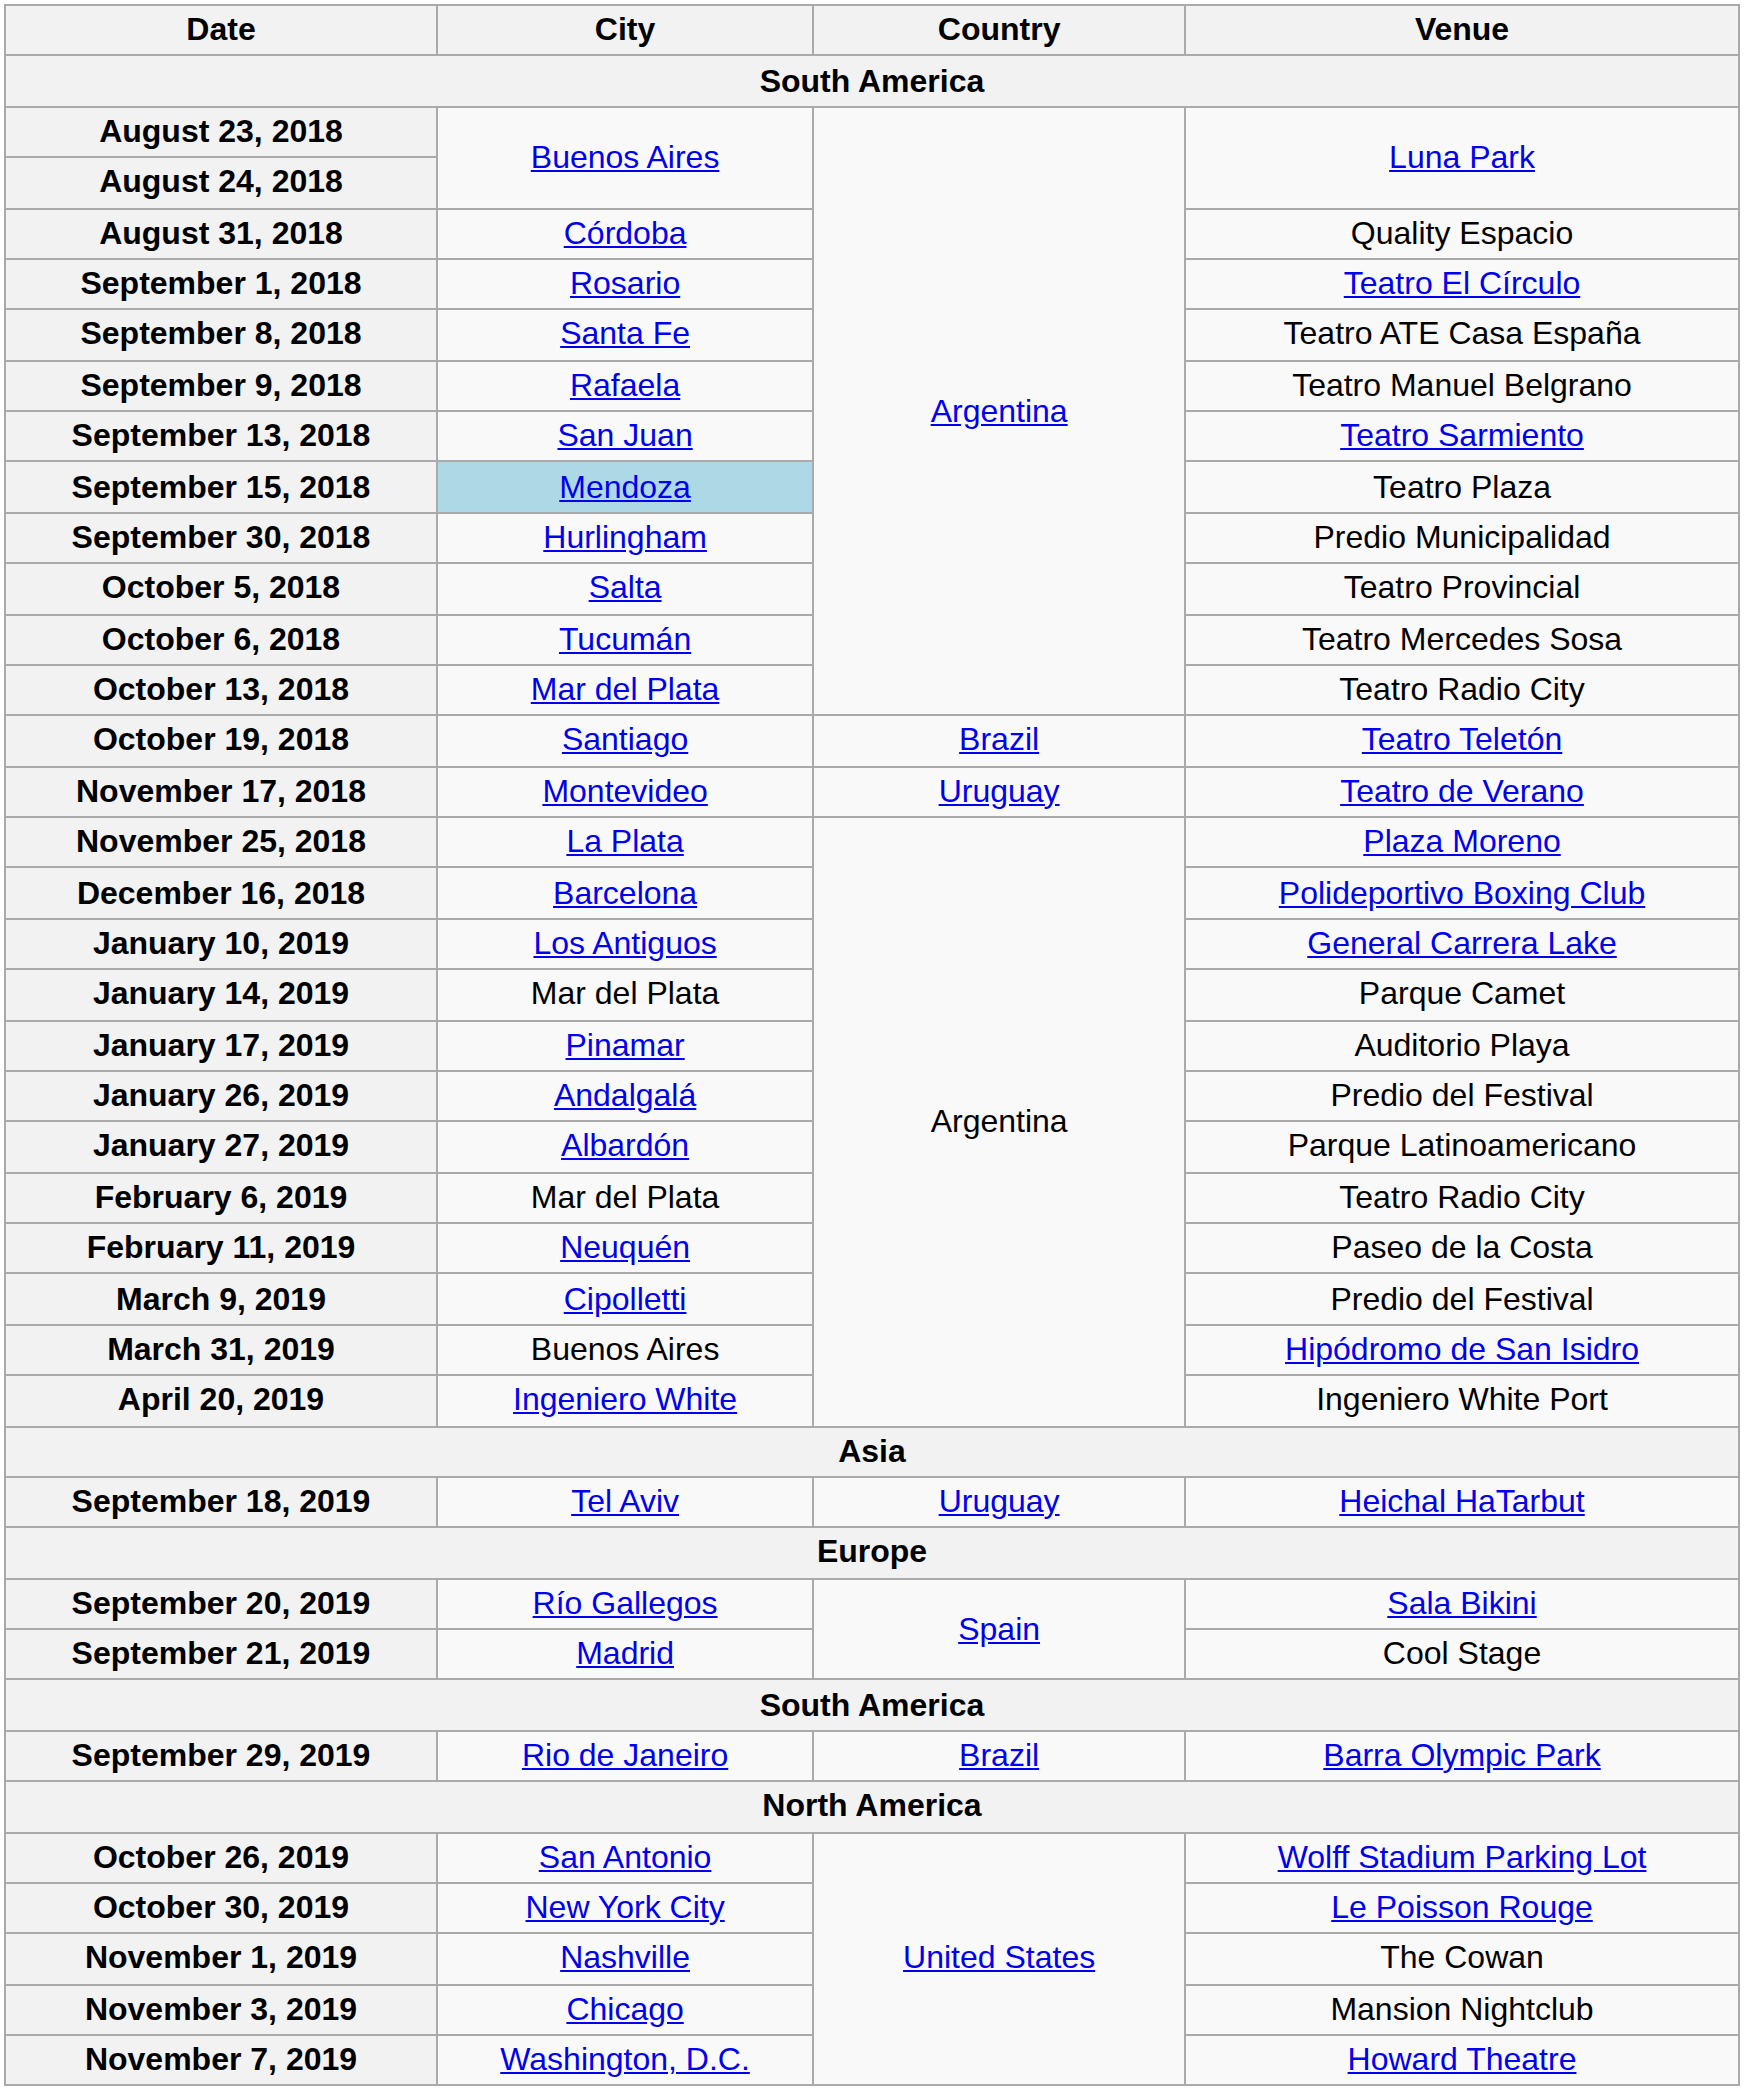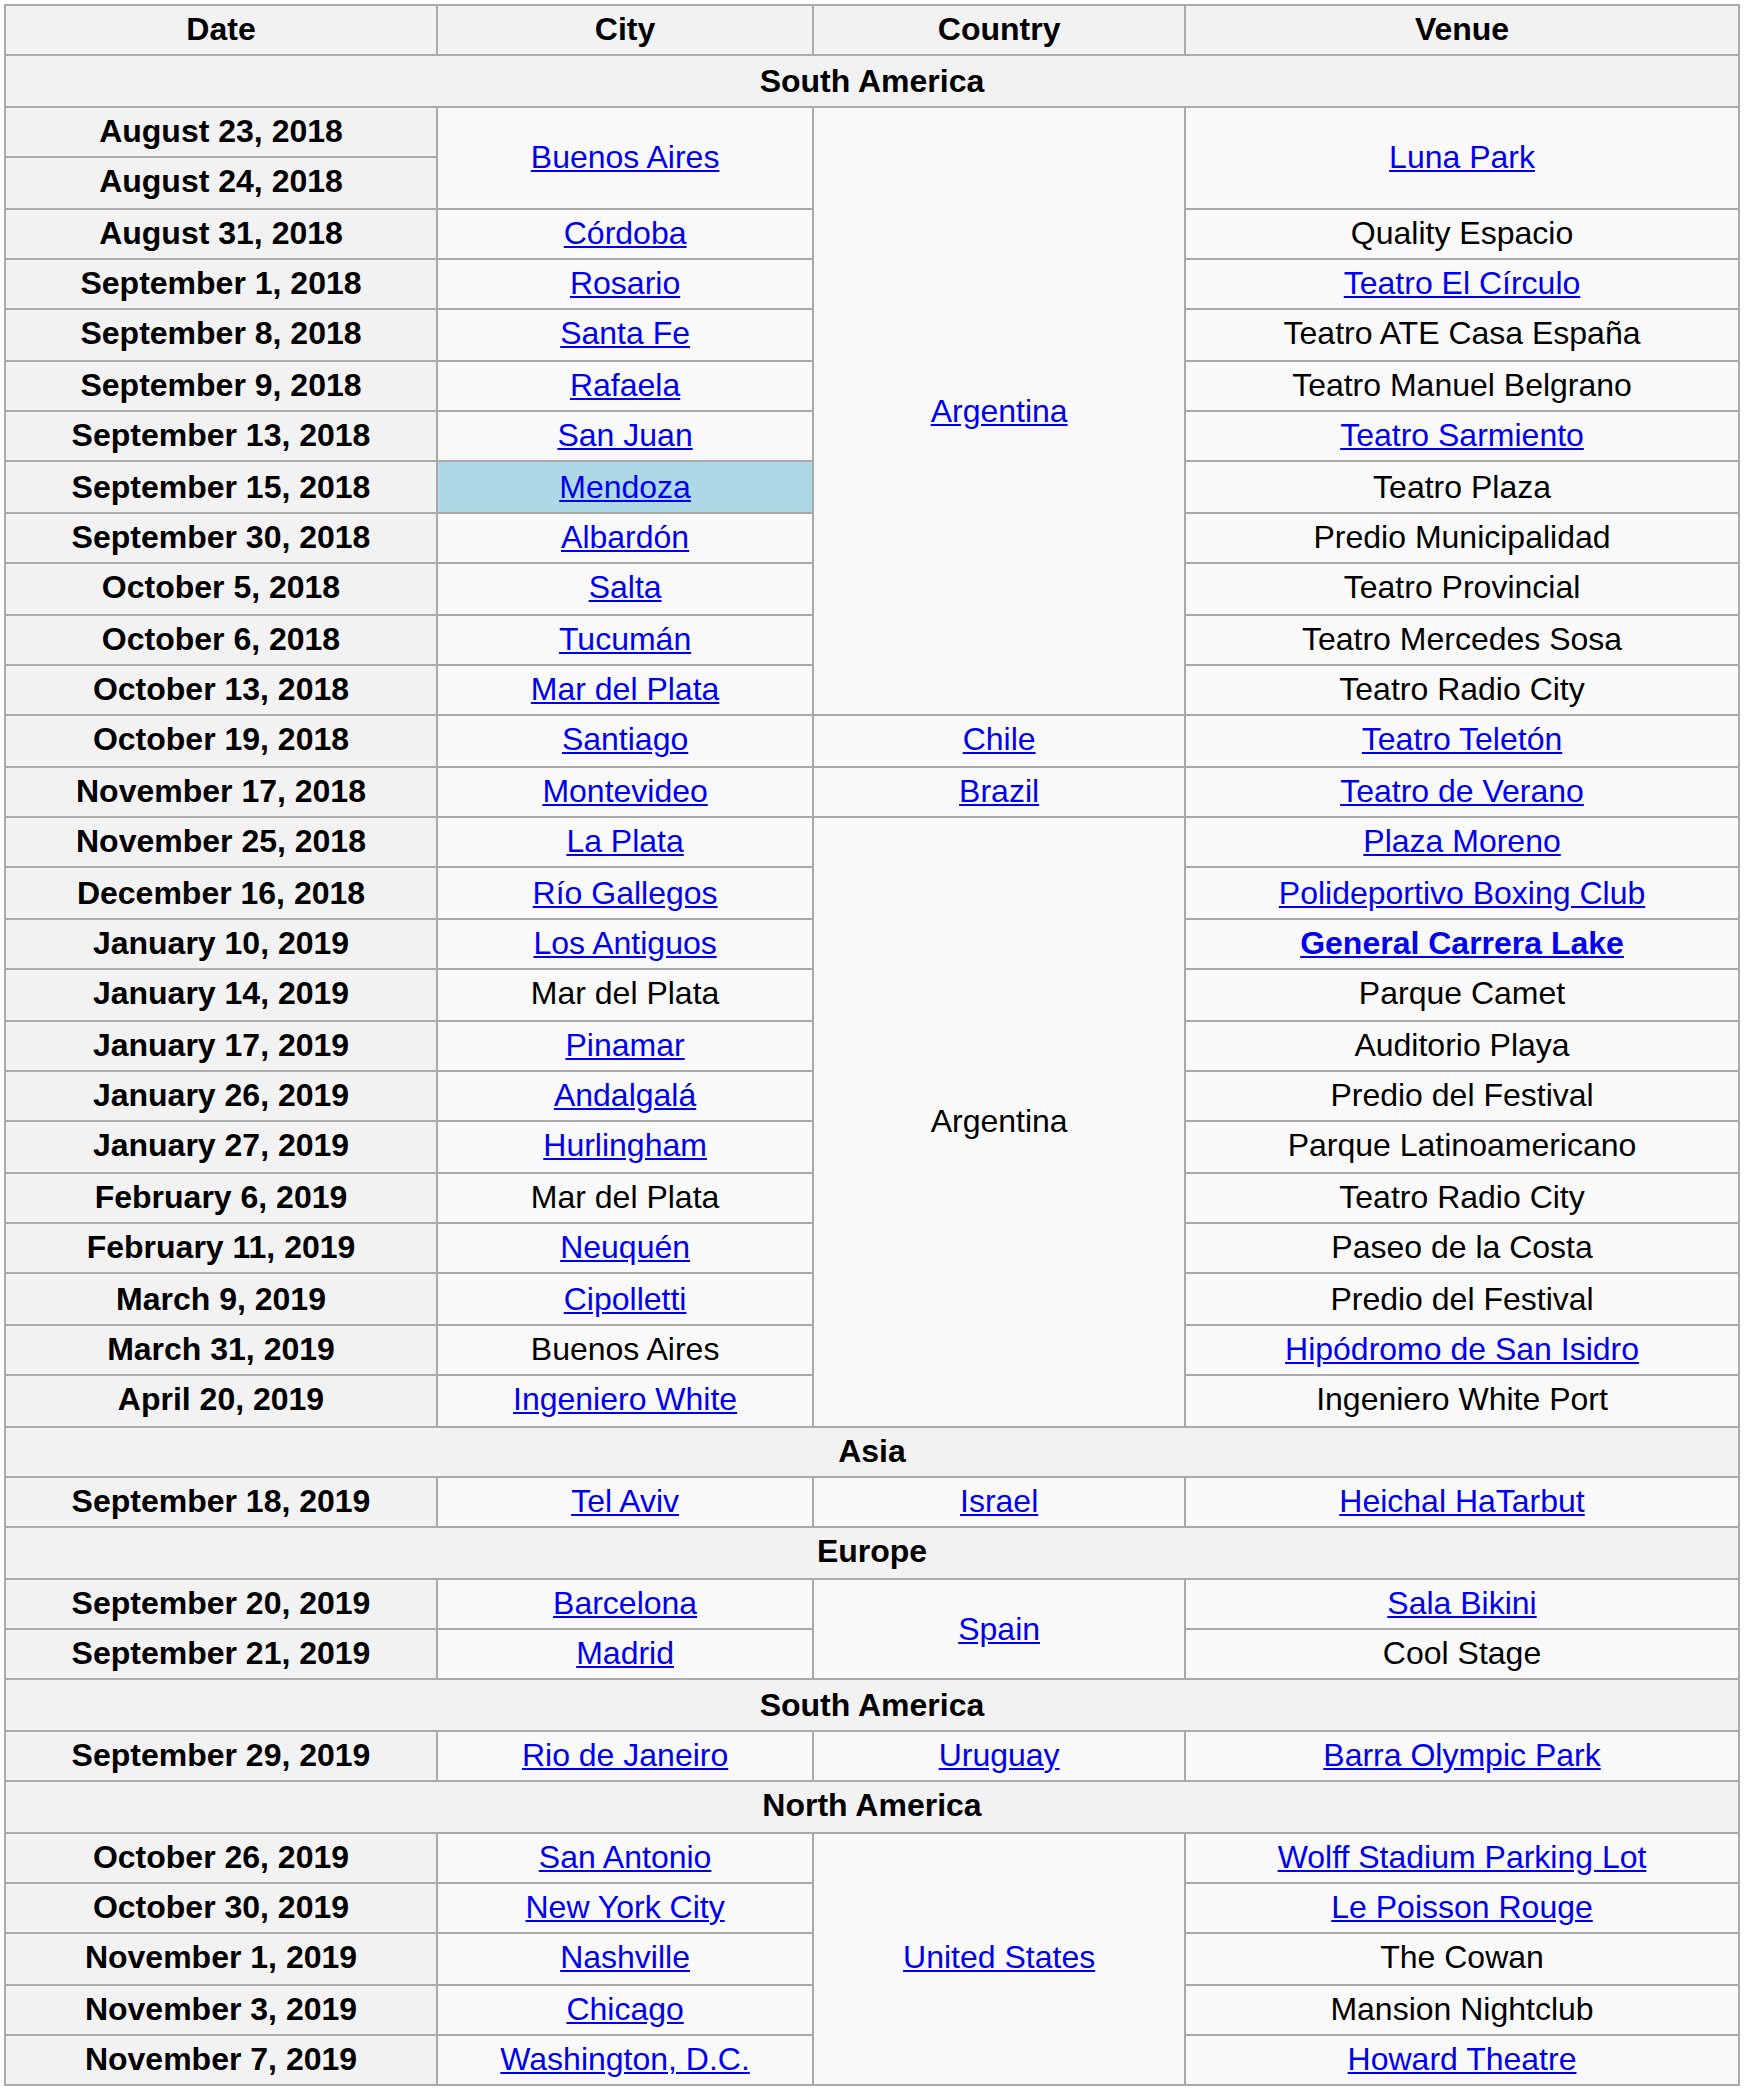(625, 537) Hurlingham -> (625, 537) Albardón
(999, 740) Brazil -> (999, 740) Chile
(999, 791) Uruguay -> (999, 791) Brazil
(625, 892) Barcelona -> (625, 892) Río Gallegos
(1462, 943) normal -> (1462, 943) bold
(625, 1146) Albardón -> (625, 1146) Hurlingham
(999, 1501) Uruguay -> (999, 1501) Israel
(625, 1603) Río Gallegos -> (625, 1603) Barcelona
(999, 1755) Brazil -> (999, 1755) Uruguay
